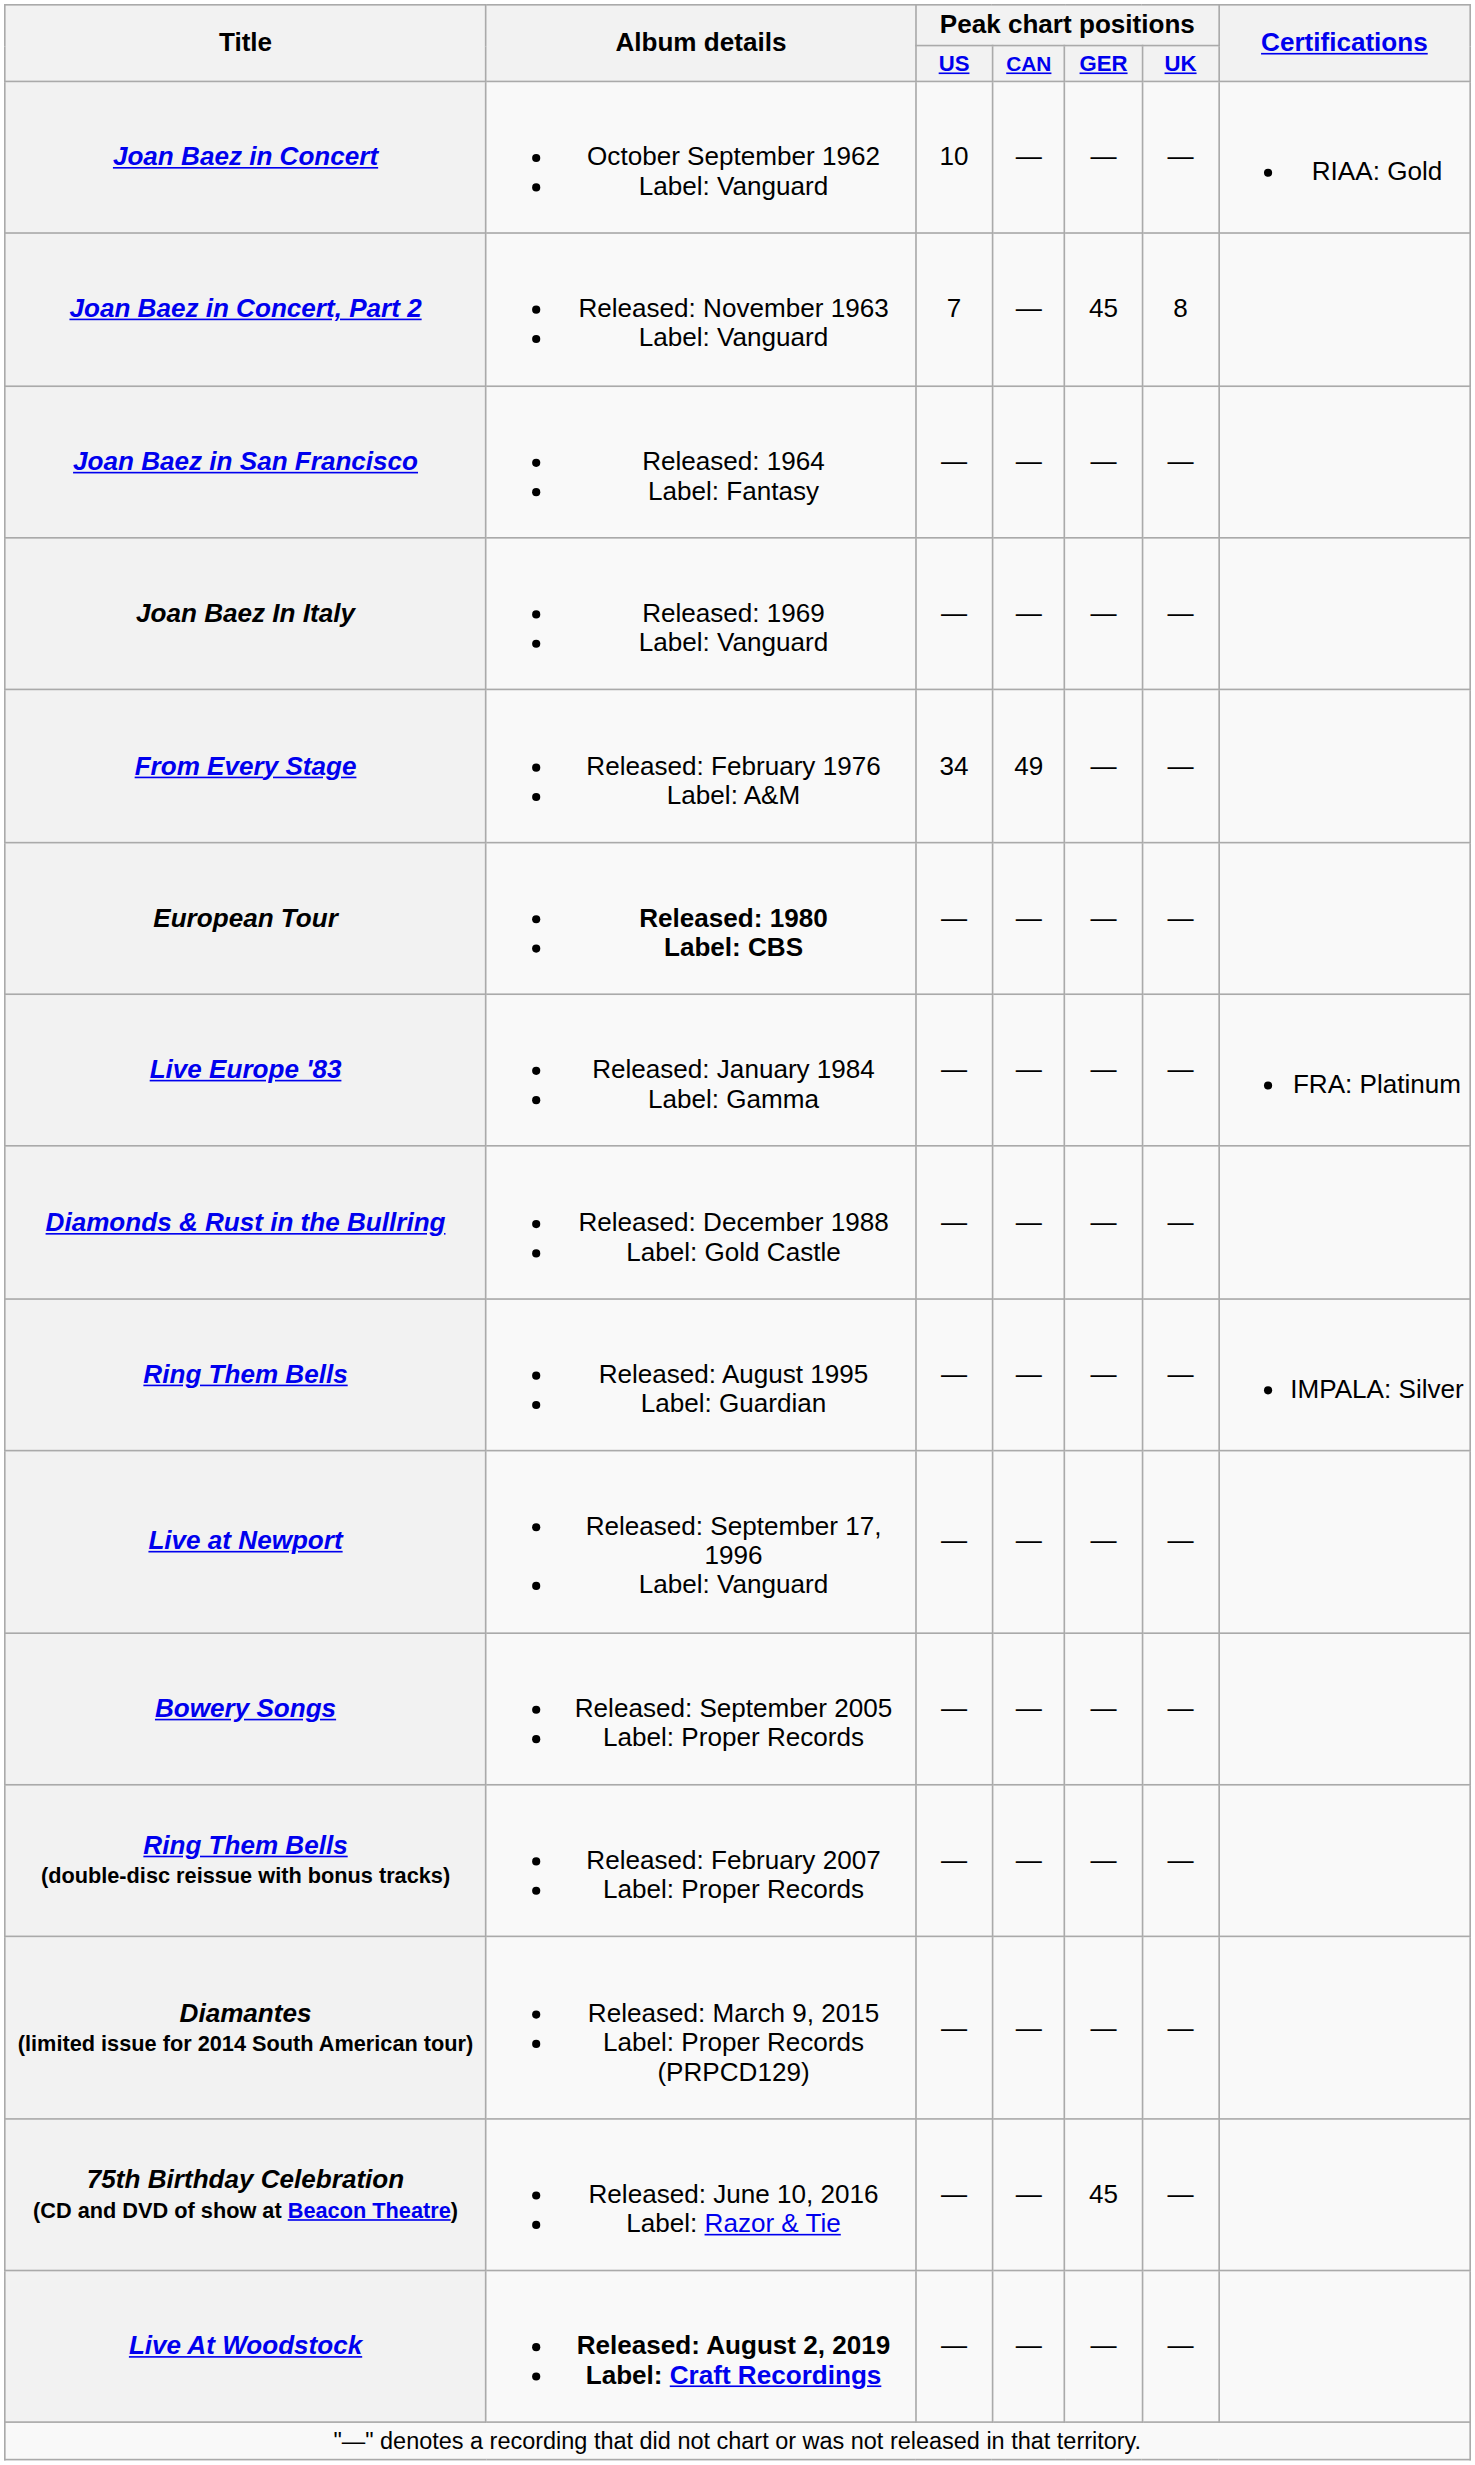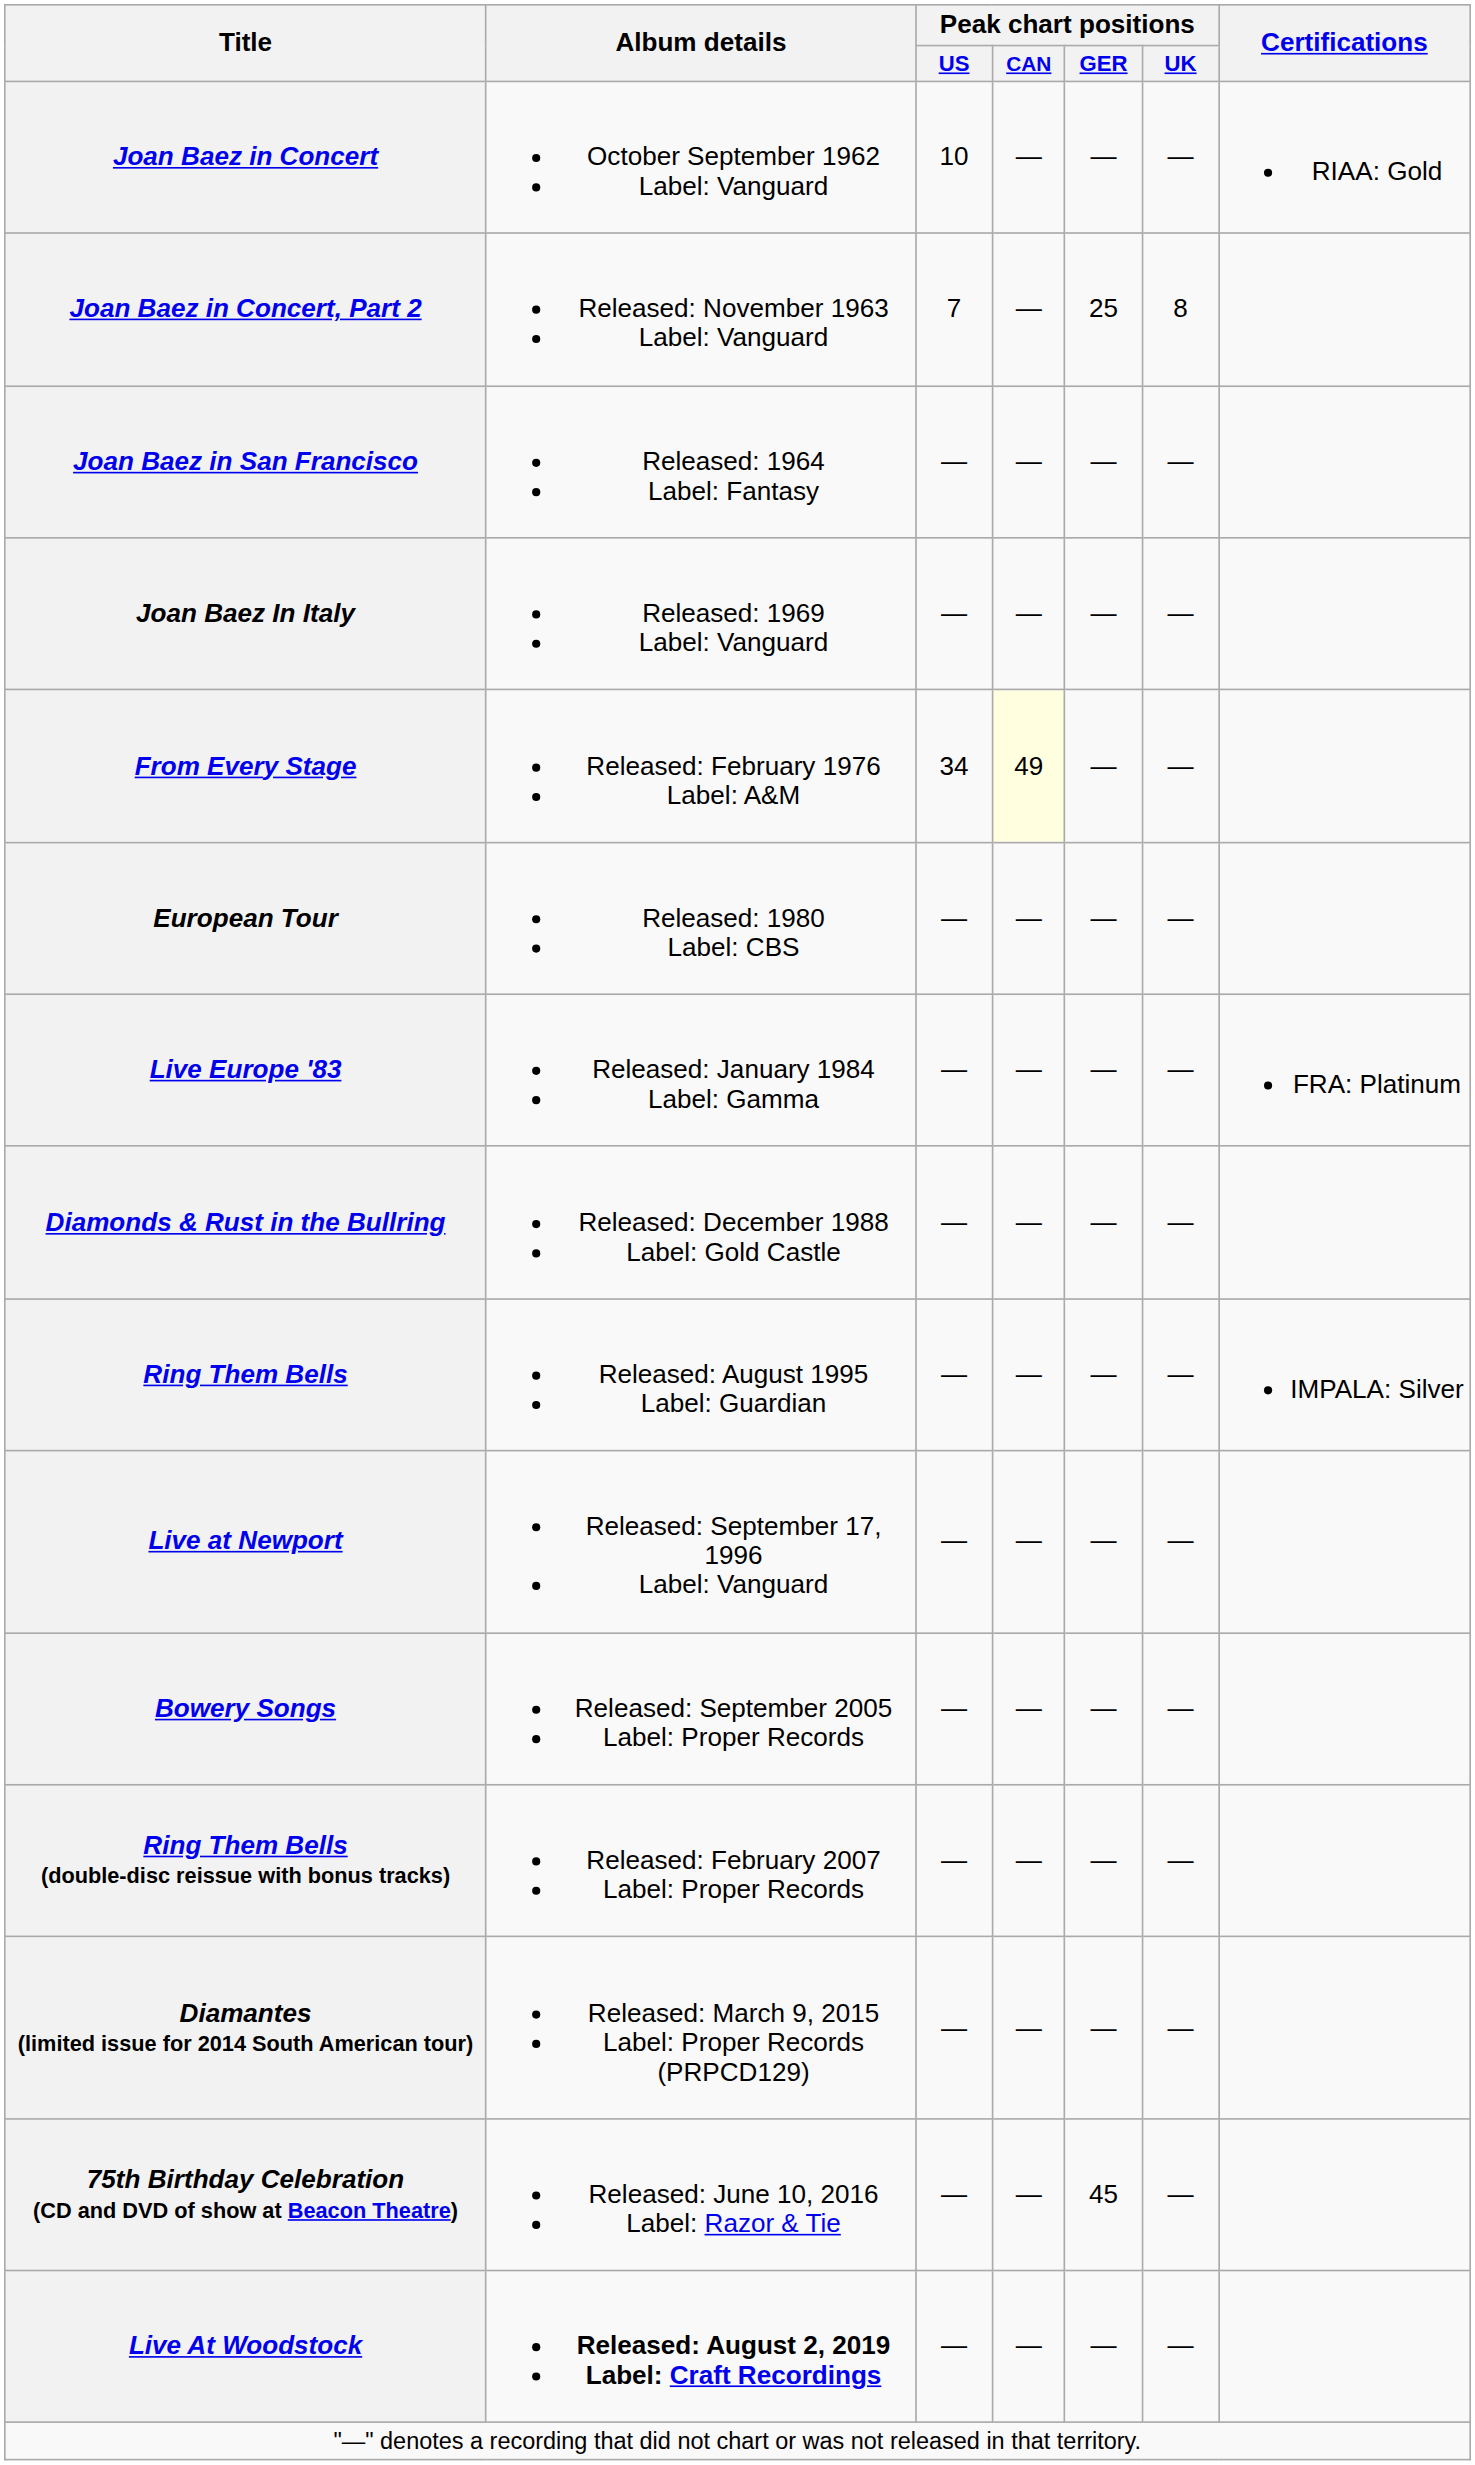(1104, 309) 45 -> (1104, 309) 25
(1029, 765) no background -> (1029, 765) lightyellow background
(701, 933) bold -> (701, 933) normal
